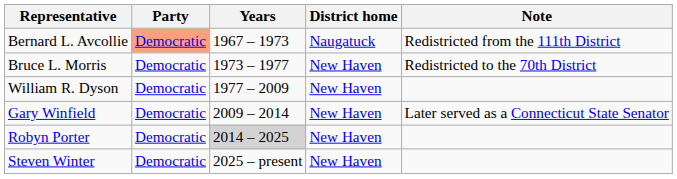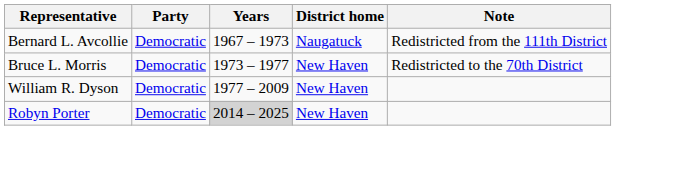(170, 40) lightsalmon background -> (170, 40) no background
- row: (52, 112)
- row: (51, 161)
